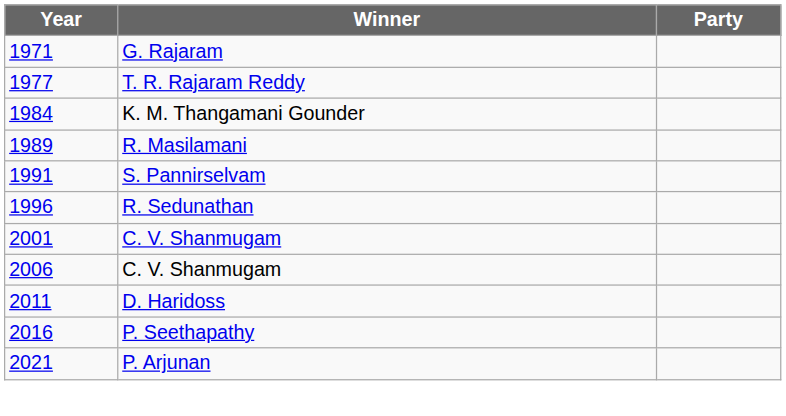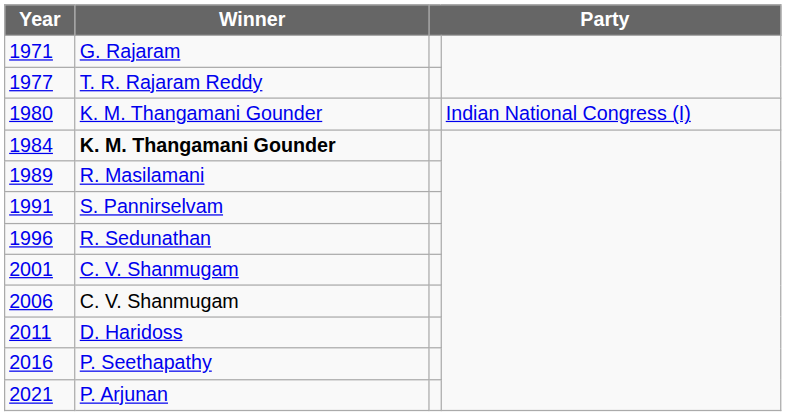+ row: (31, 113)
(243, 113) normal -> (208, 144) bold
